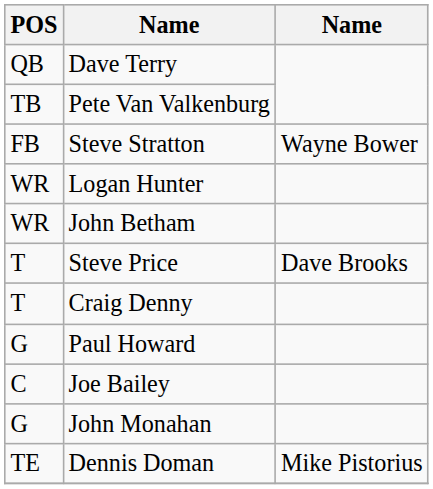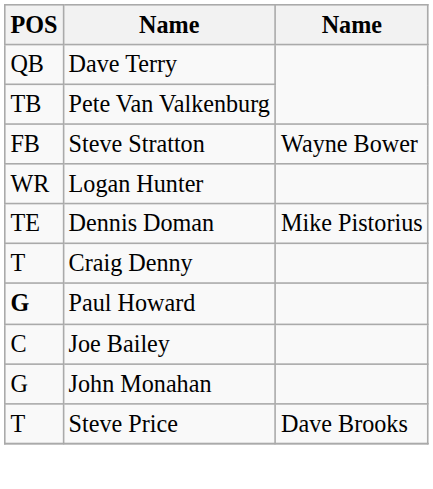- row: (132, 223)
rows swapped: (141, 462) <-> (123, 263)
(19, 343) normal -> (20, 303) bold
